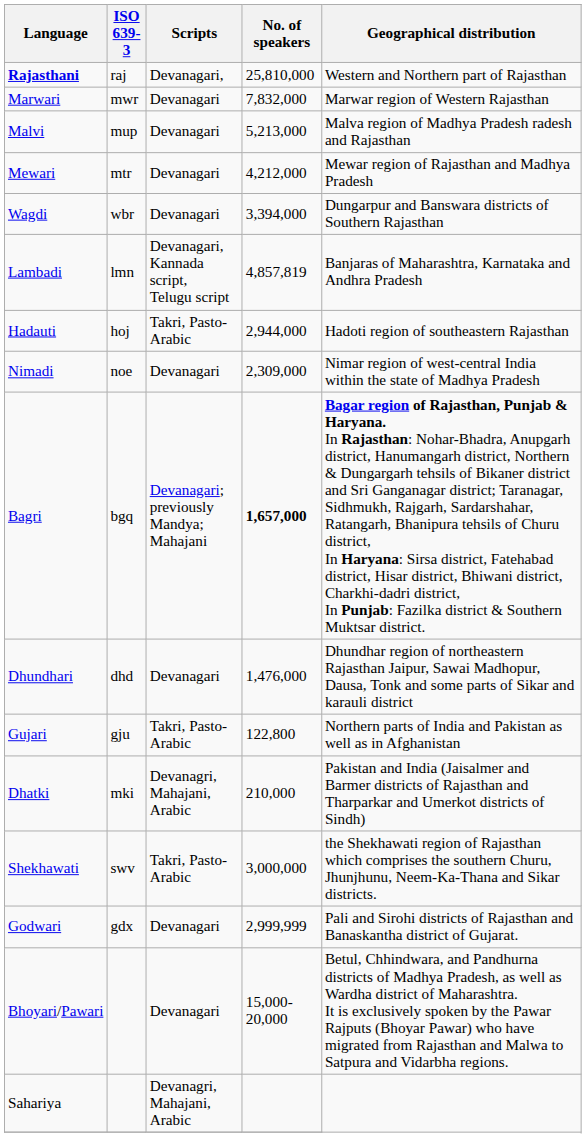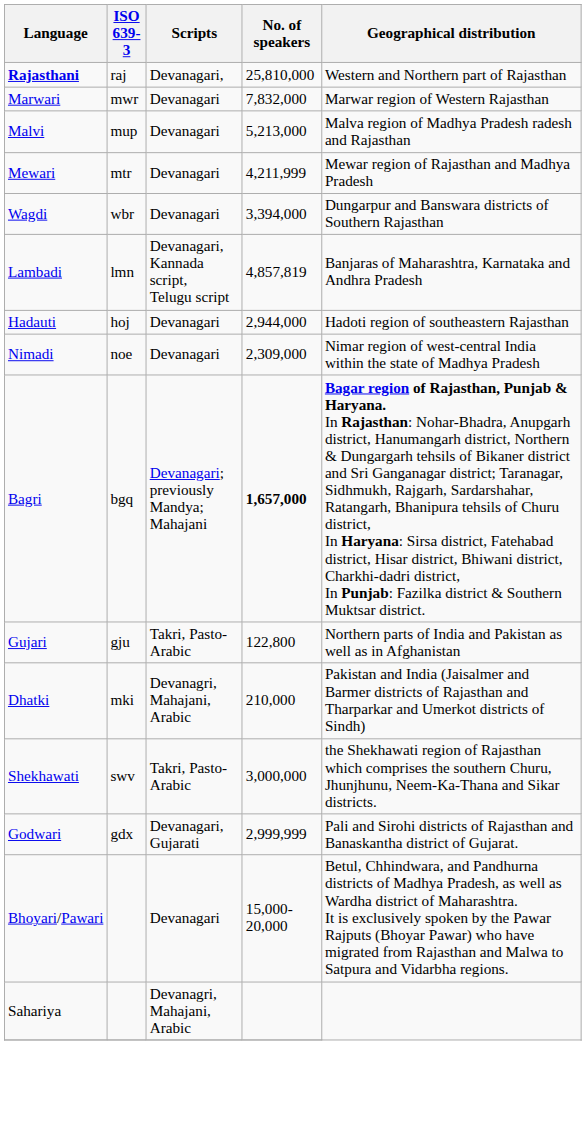(276, 172) 4,212,000 -> (276, 172) 4,211,999
(188, 330) Takri, Pasto-Arabic -> (185, 322) Devanagari
- row: (40, 676)
(185, 926) Devanagari -> (187, 834) Devanagari, Gujarati
